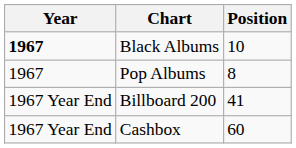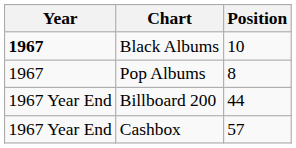(236, 101) 41 -> (236, 101) 44
(236, 128) 60 -> (236, 128) 57
